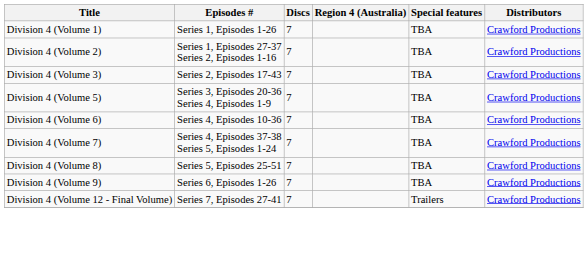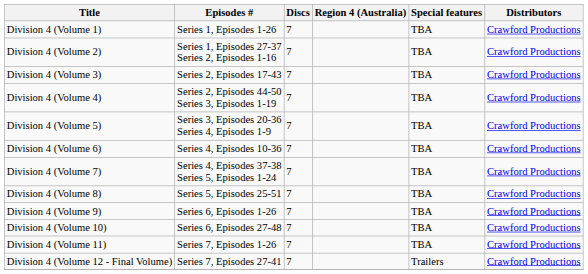+ row: (54, 97)
+ row: (57, 227)
+ row: (56, 244)
